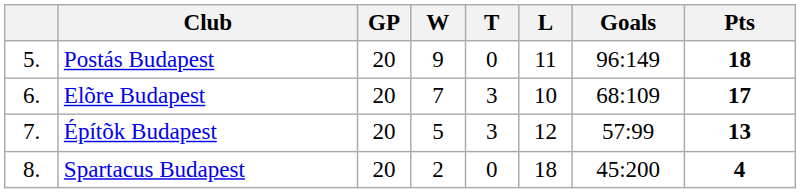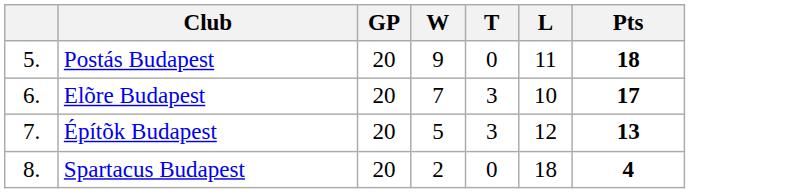- column: (628, 22)
